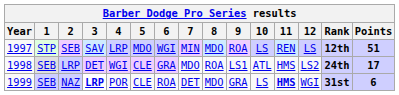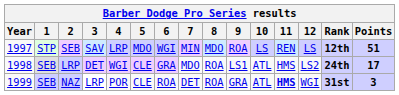(95, 82) bold -> (95, 82) normal
(214, 82) MDO -> (214, 82) ROA
(262, 82) LS -> (262, 82) ATL
(373, 82) 6 -> (373, 82) 3
